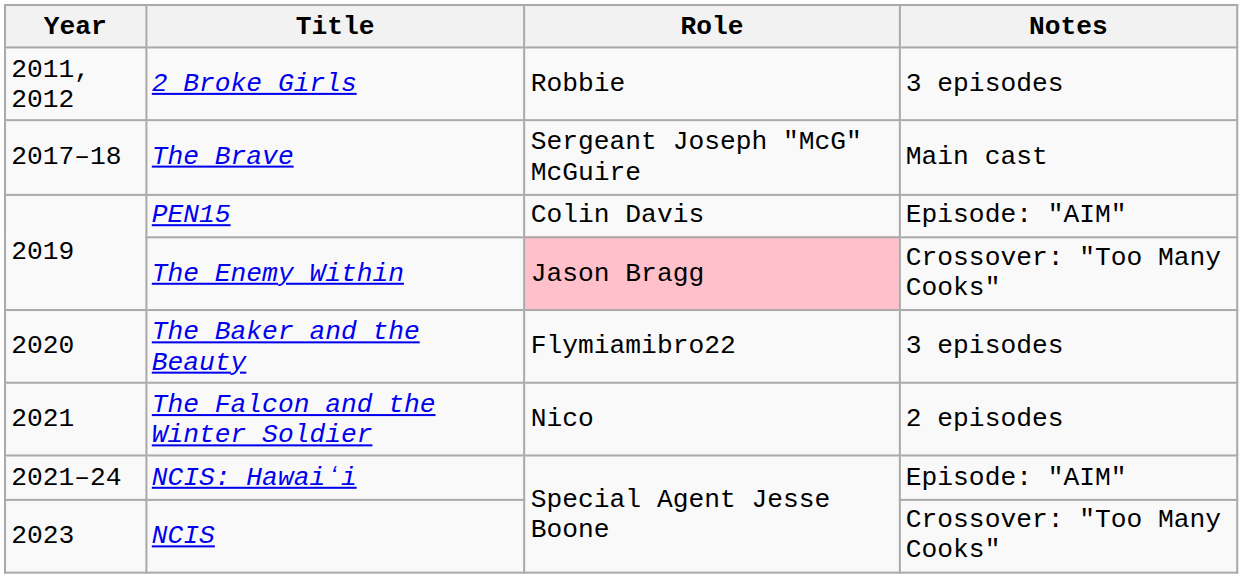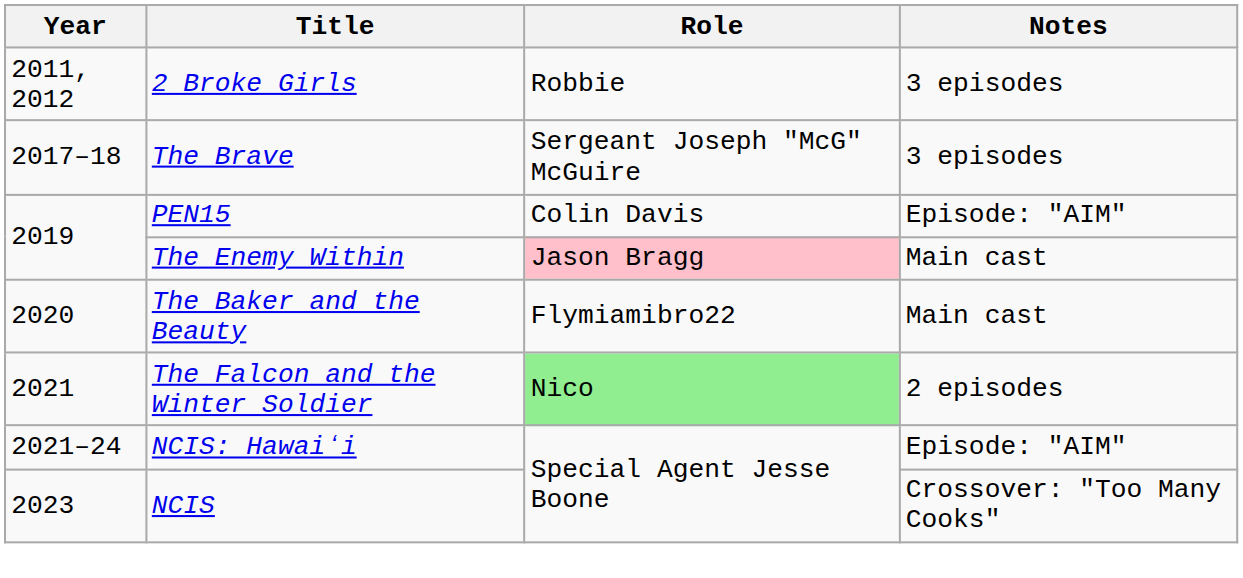(977, 157) Main cast -> (985, 157) 3 episodes
(1063, 273) Crossover: "Too Many Cooks" -> (977, 258) Main cast
(985, 346) 3 episodes -> (977, 316) Main cast
(562, 420) no background -> (562, 389) lightgreen background
